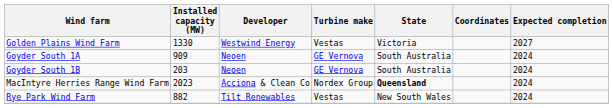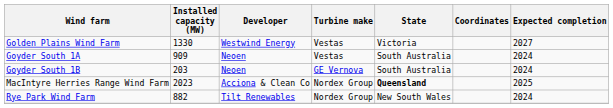(338, 57) GE Vernova -> (329, 57) Vestas
(523, 83) 2024 -> (523, 83) 2025
(329, 97) Vestas -> (343, 97) Nordex Group
